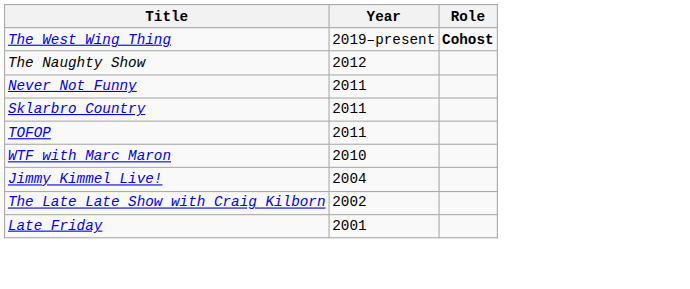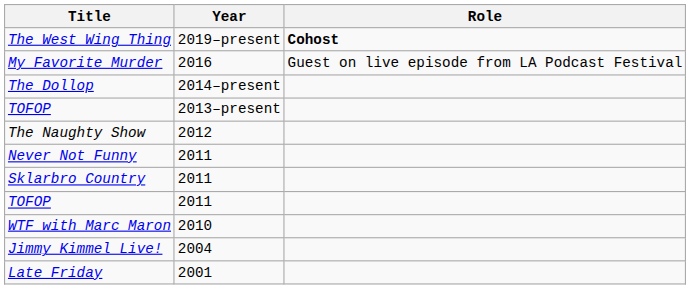+ row: (85, 63)
+ row: (51, 86)
+ row: (29, 109)
- row: (167, 203)
